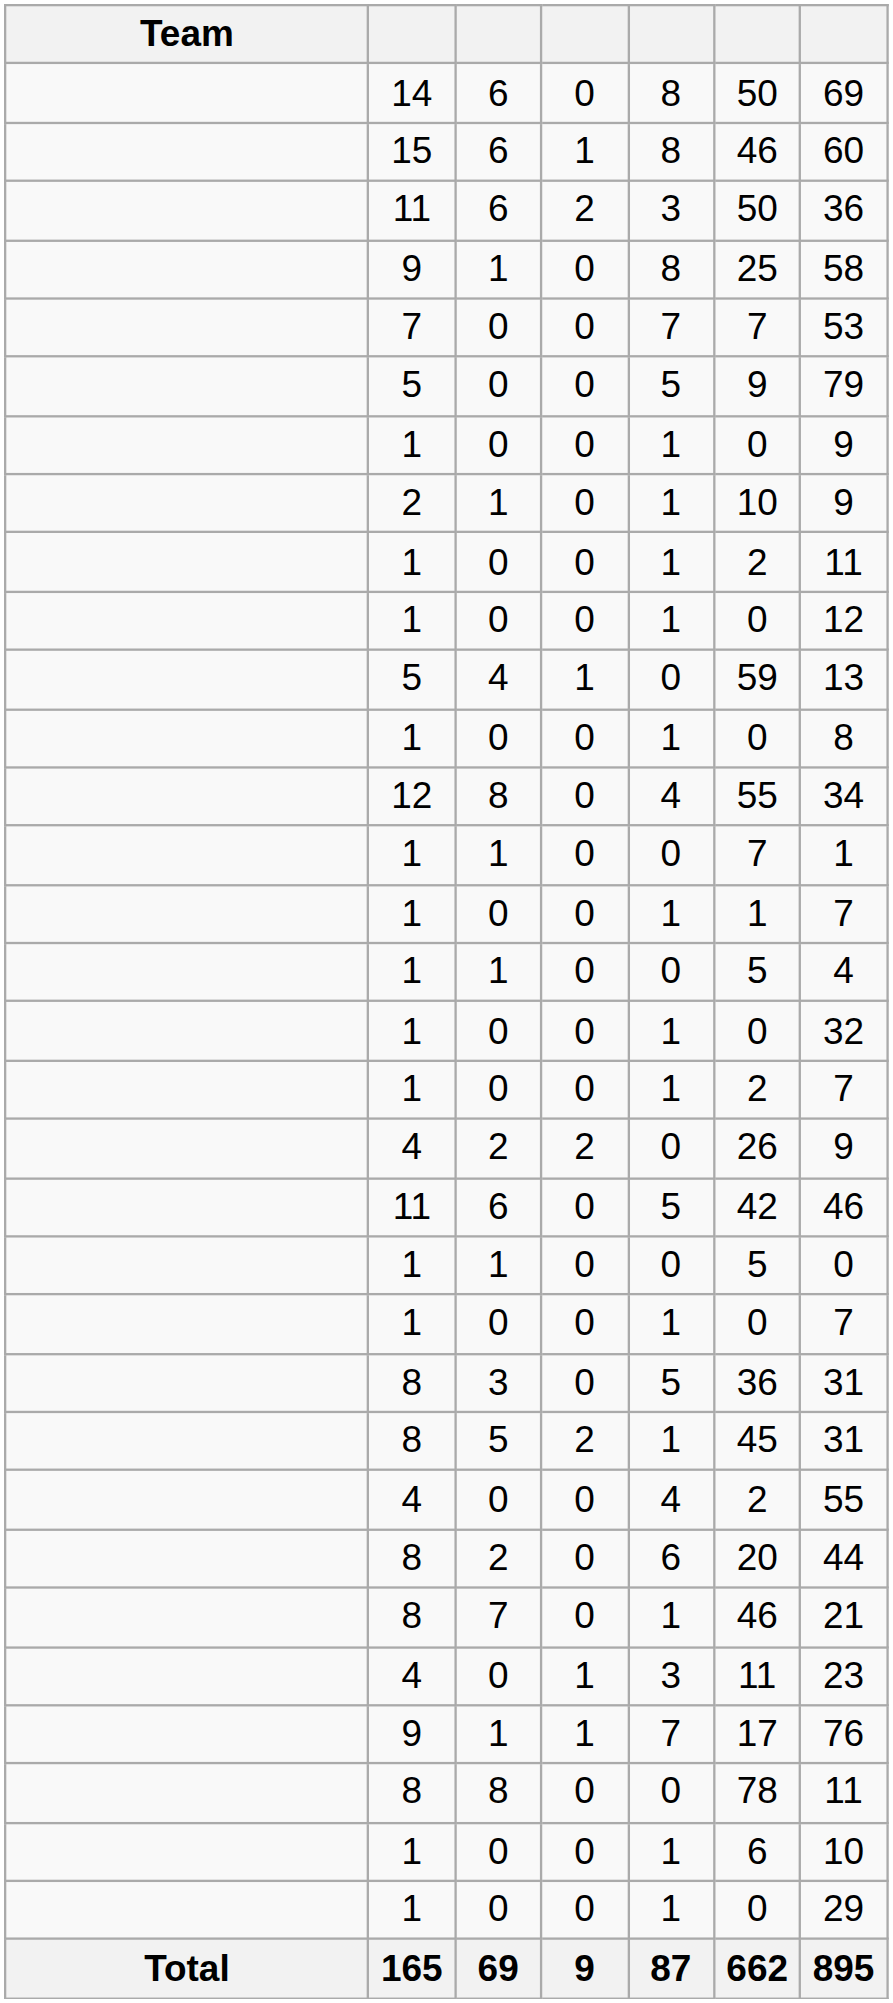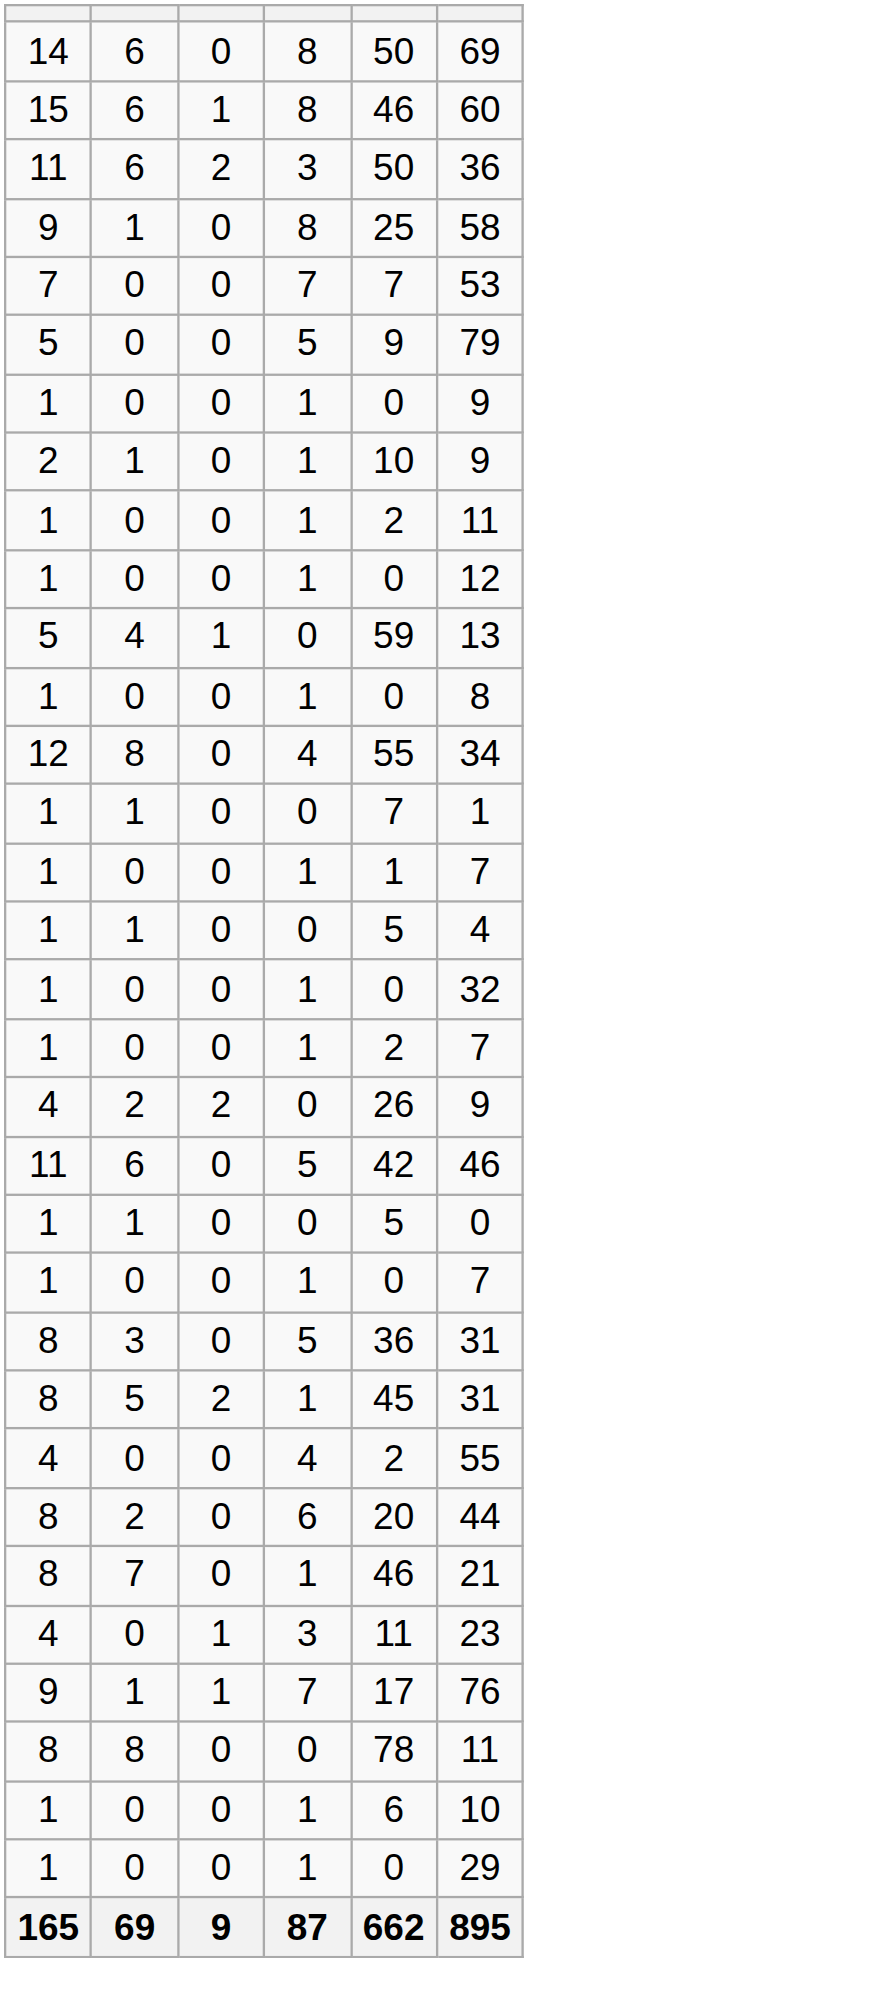- column: (187, 33)
